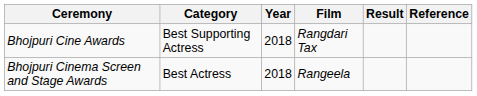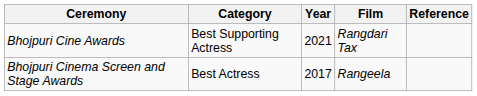- column: (385, 14)
(278, 40) 2018 -> (318, 40) 2021
(278, 74) 2018 -> (318, 74) 2017
